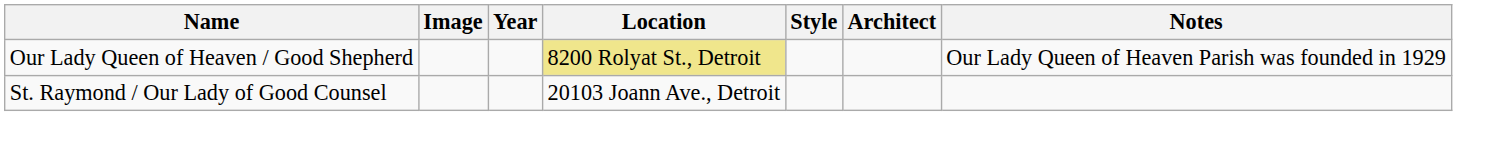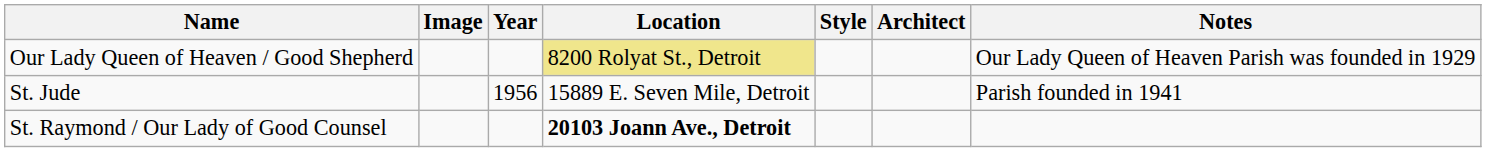+ row: (45, 92)
(664, 92) normal -> (669, 127) bold
